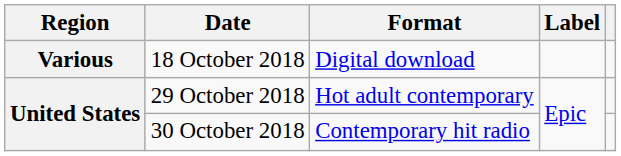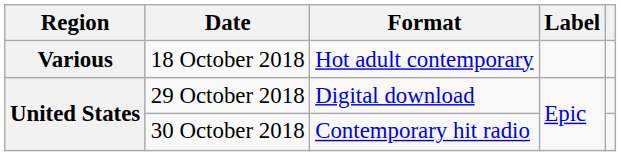(395, 58) Digital download -> (424, 58) Hot adult contemporary
(424, 95) Hot adult contemporary -> (395, 95) Digital download
